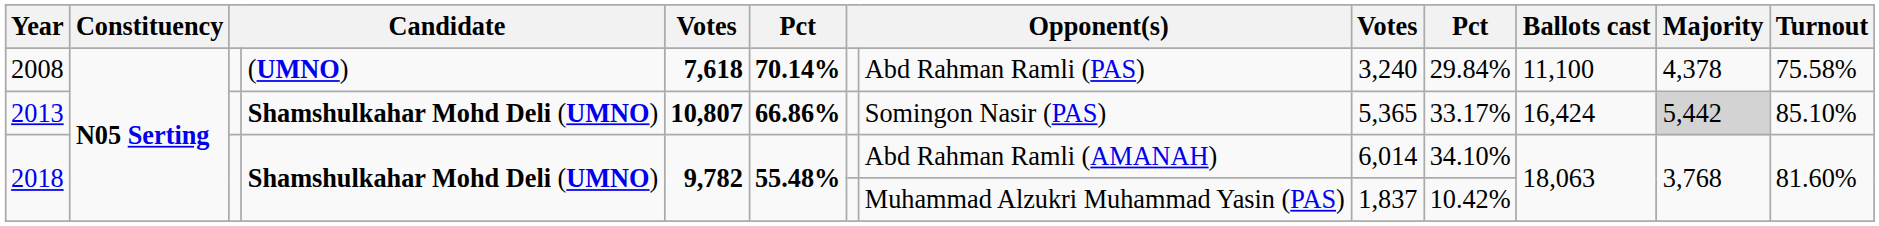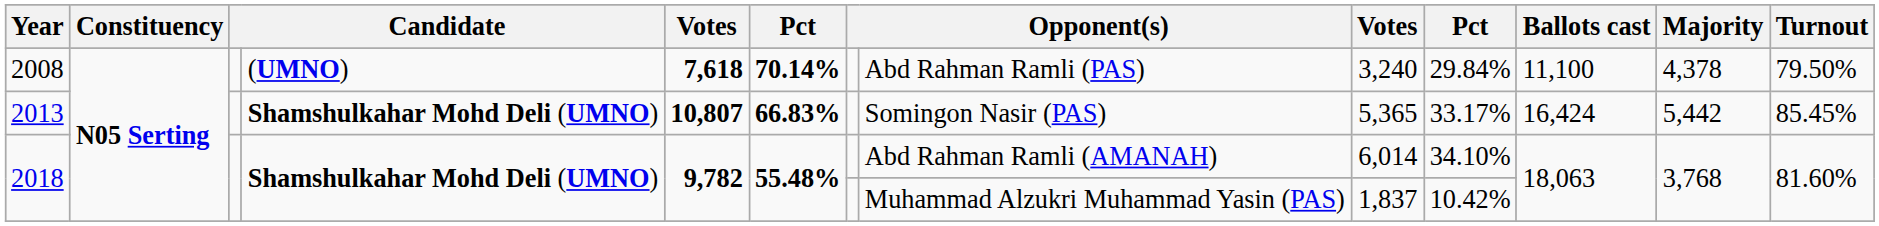(1816, 69) 75.58% -> (1816, 69) 79.50%
(798, 112) 66.86% -> (798, 112) 66.83%
(1692, 112) lightgrey background -> (1692, 112) no background
(1816, 112) 85.10% -> (1816, 112) 85.45%
